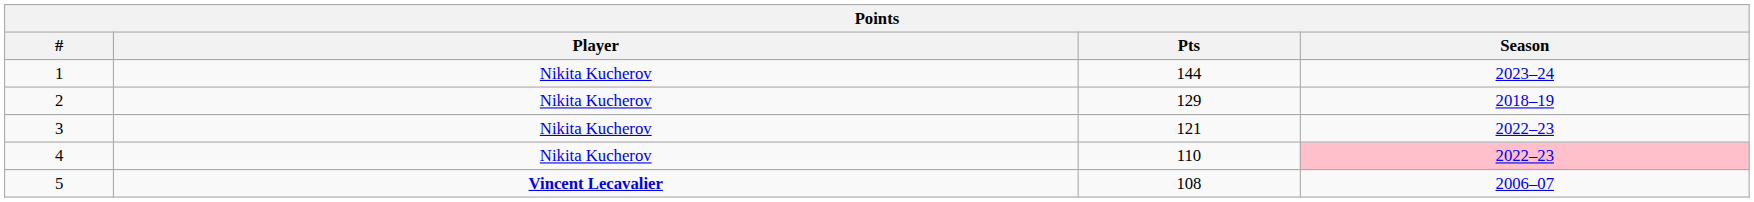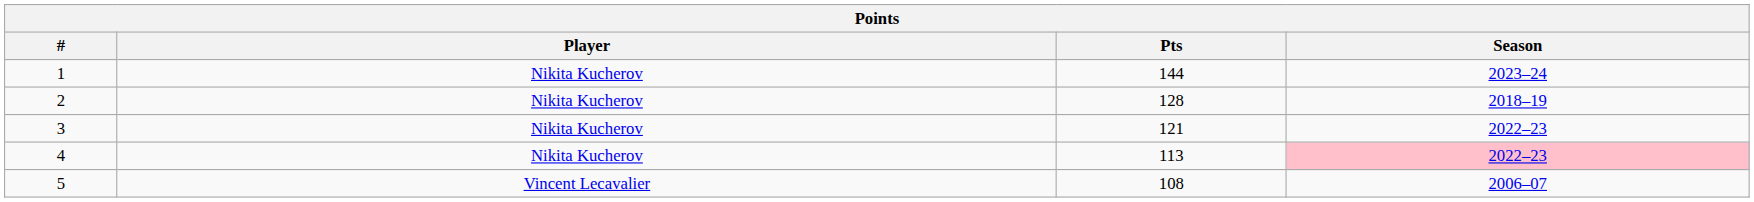(1189, 101) 129 -> (1171, 101) 128
(1189, 156) 110 -> (1171, 156) 113
(596, 183) bold -> (587, 183) normal
